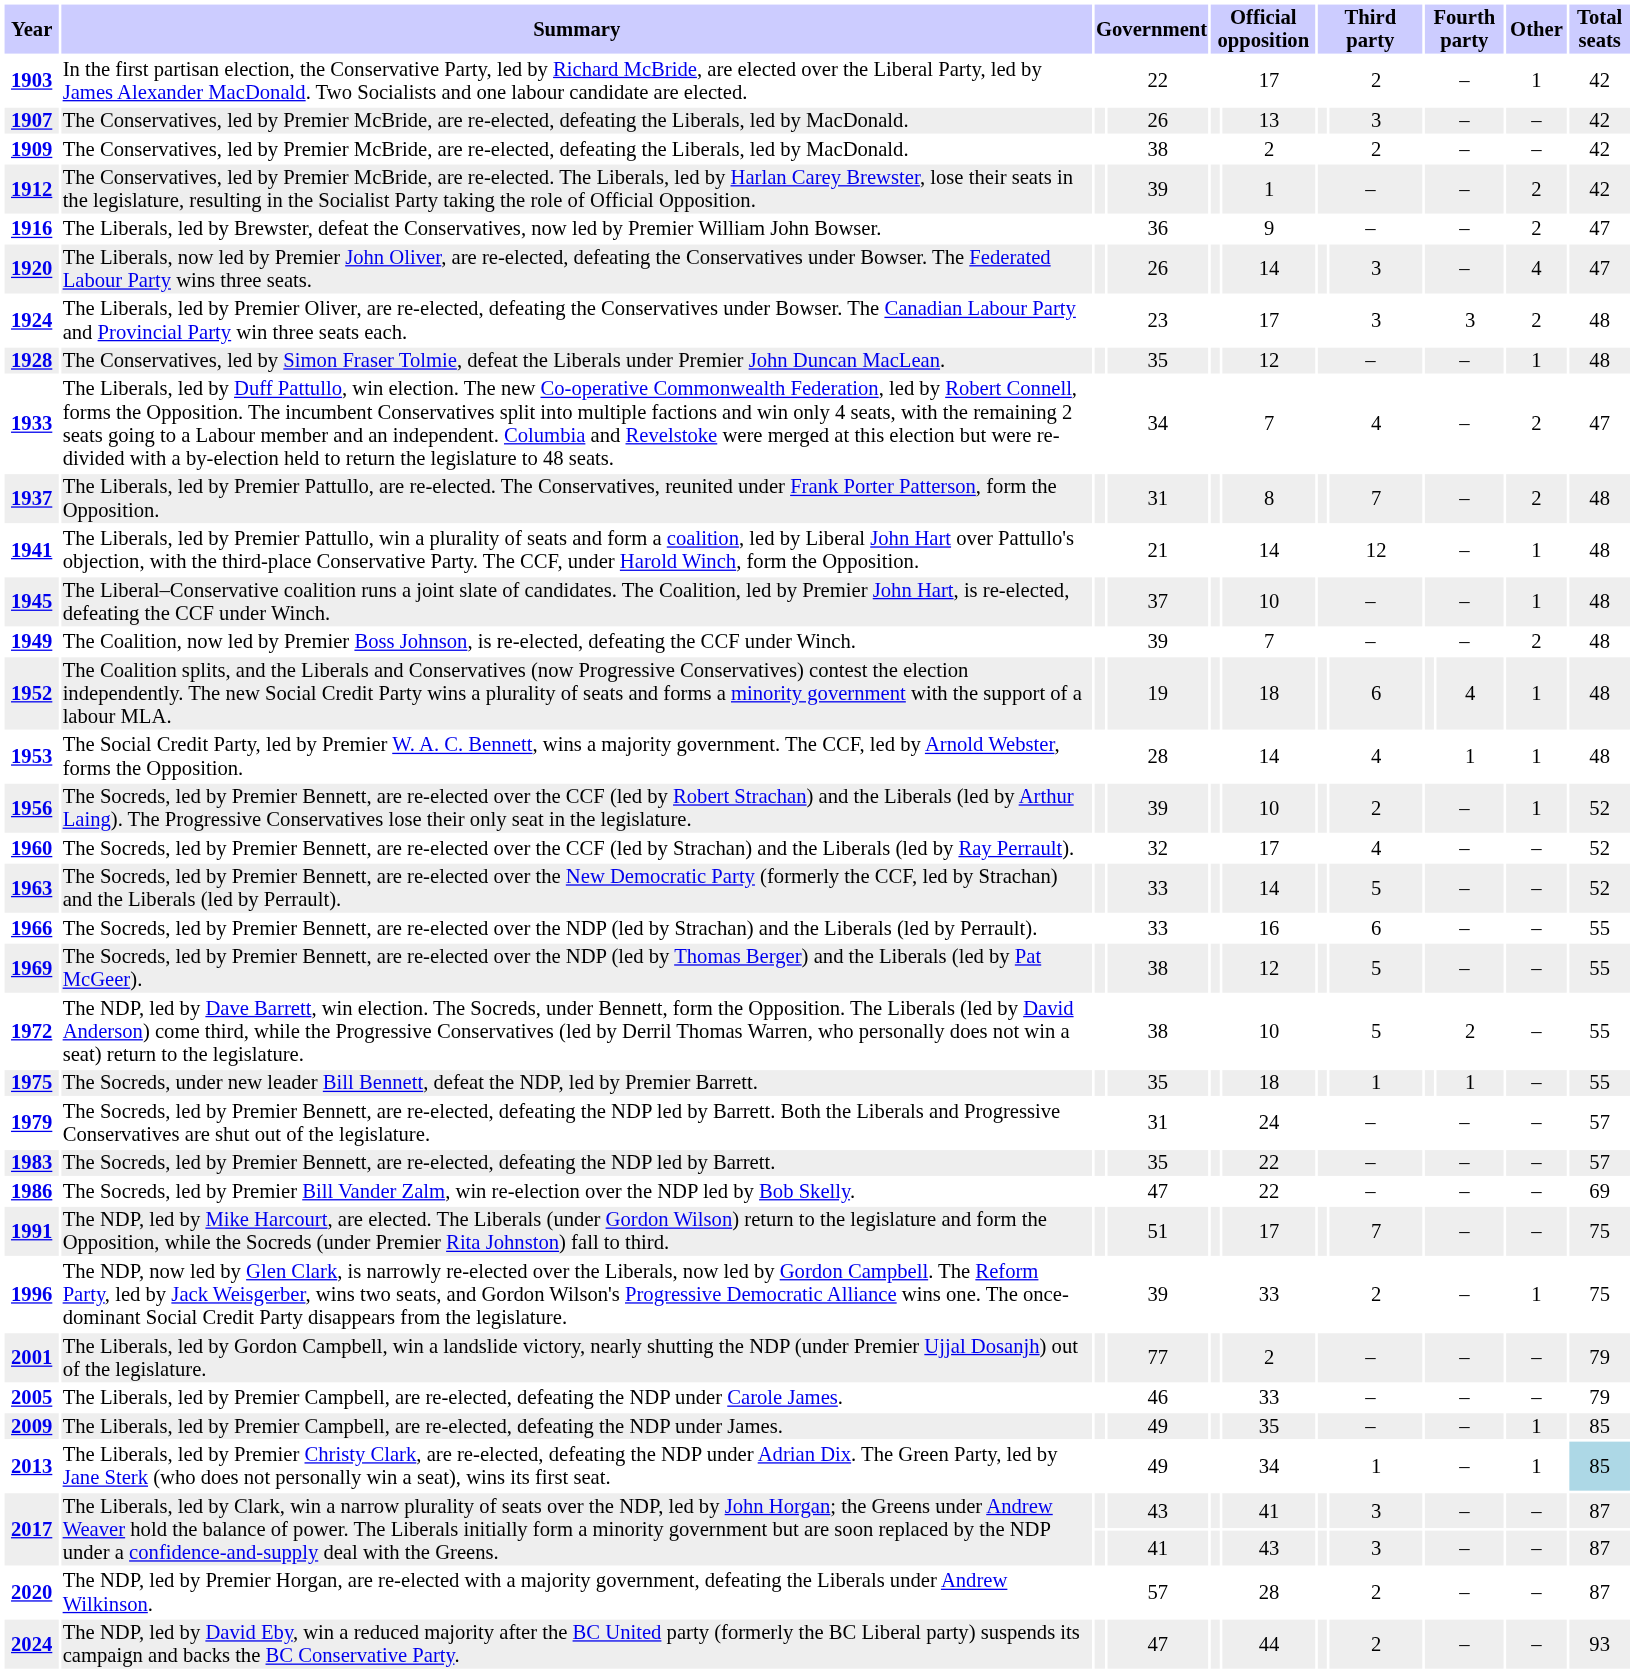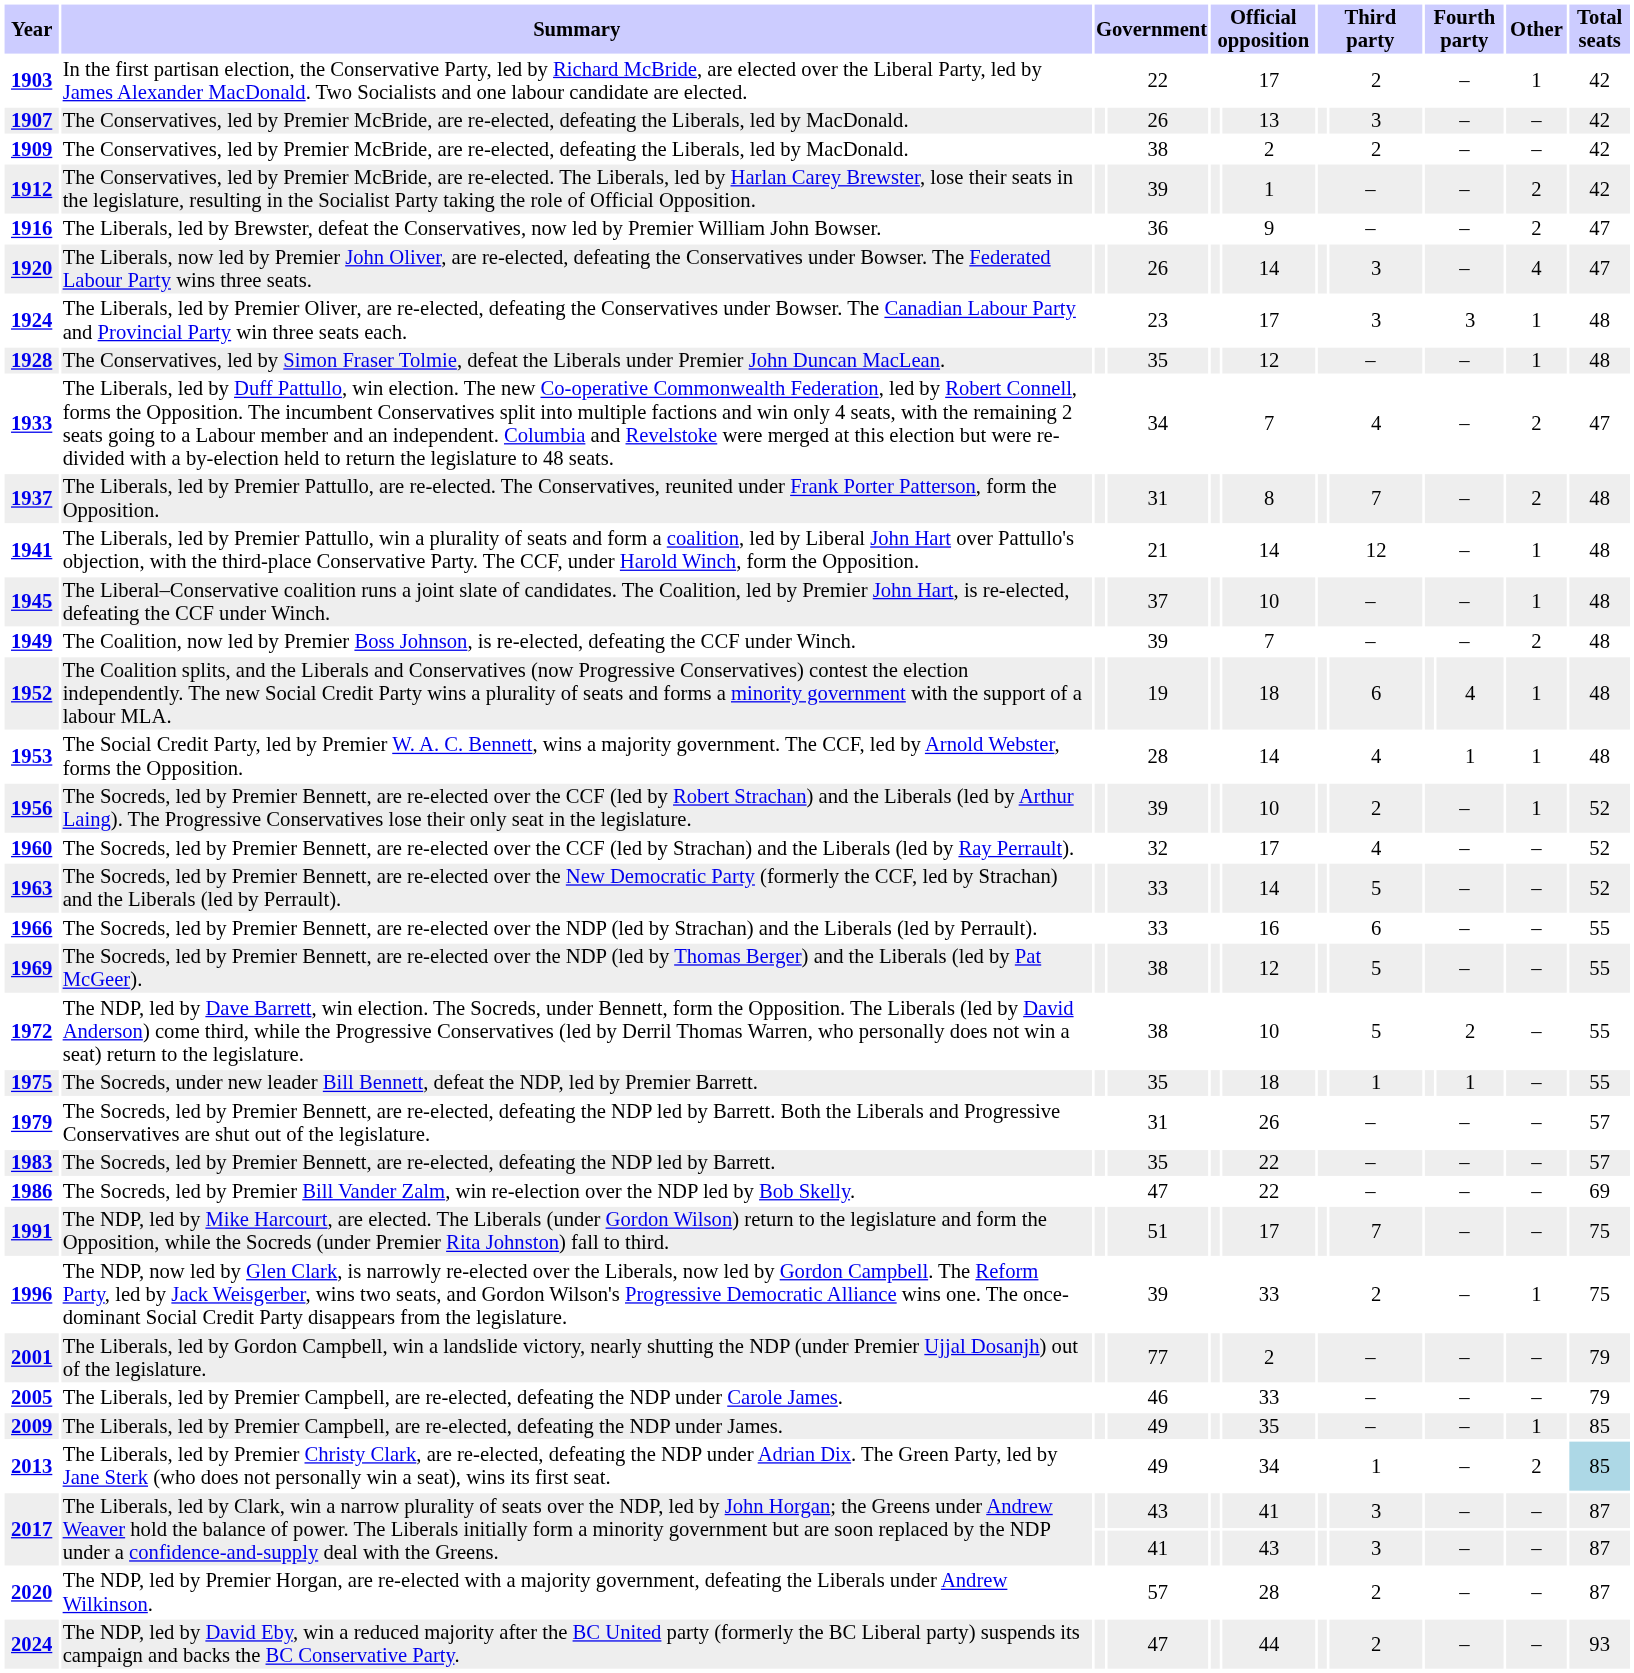(1536, 320) 2 -> (1536, 320) 1
(1269, 1122) 24 -> (1269, 1122) 26
(1536, 1466) 1 -> (1536, 1466) 2
